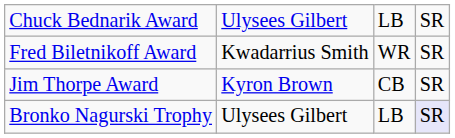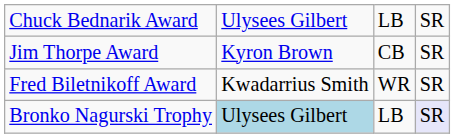rows swapped: (103, 52) <-> (84, 84)
(284, 116) no background -> (284, 116) lightblue background
